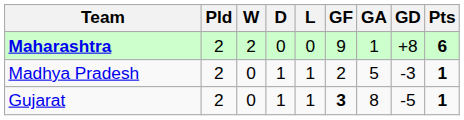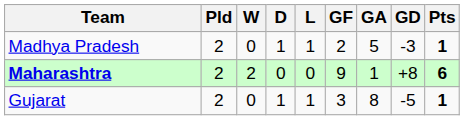rows swapped: (60, 45) <-> (74, 73)
(341, 100) bold -> (341, 100) normal
